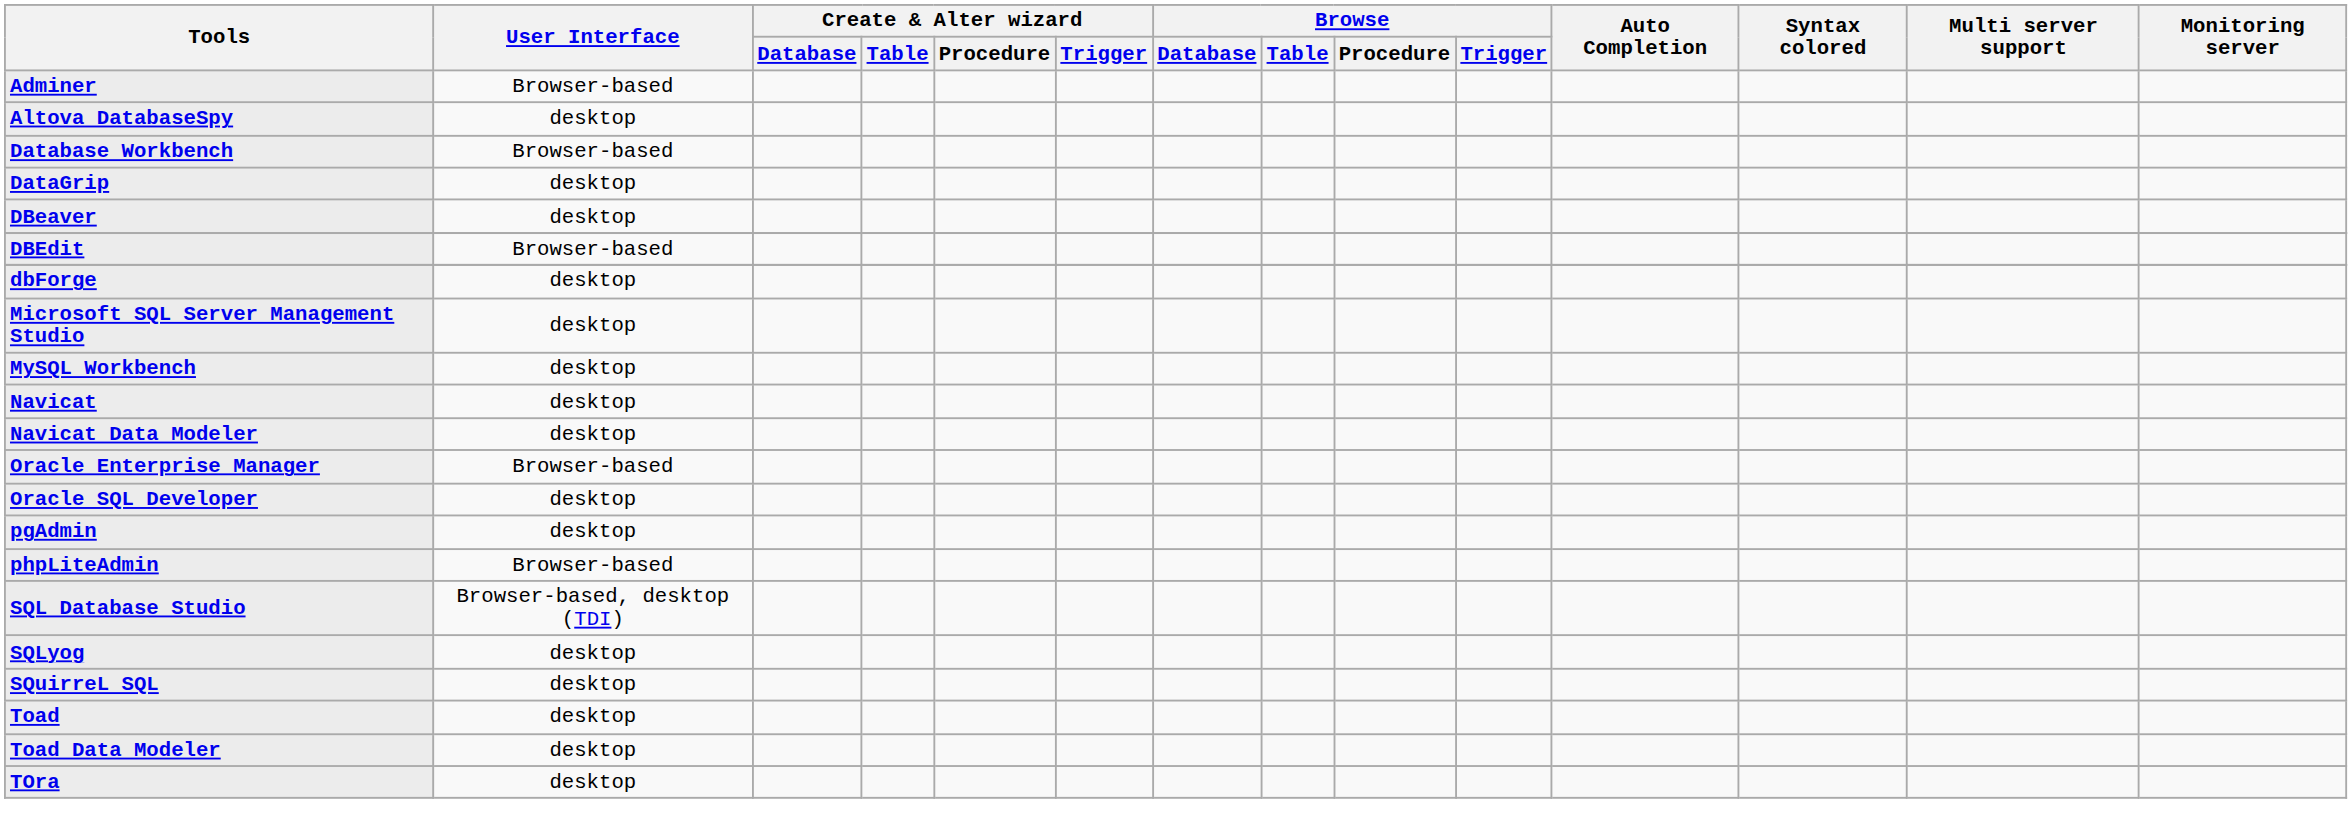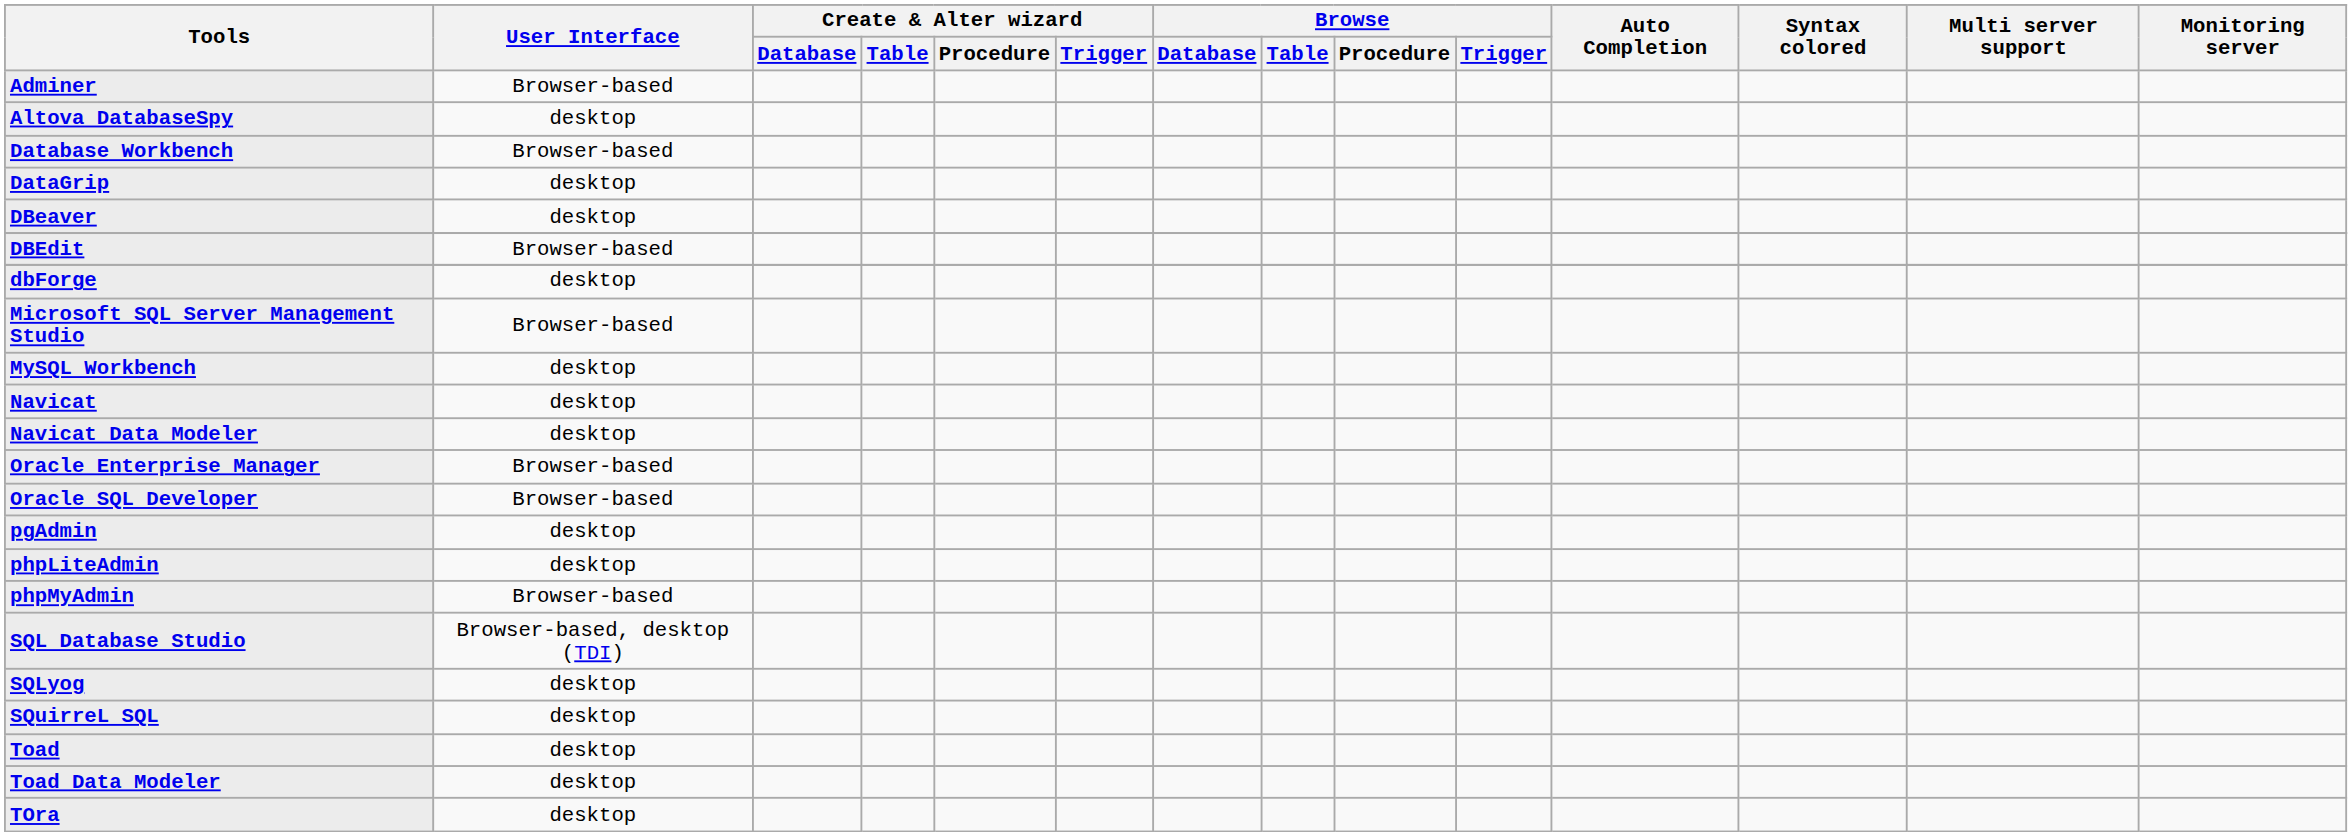(593, 325) desktop -> (593, 325) Browser-based
(593, 499) desktop -> (593, 499) Browser-based
(593, 564) Browser-based -> (593, 564) desktop
+ row: (72, 597)
